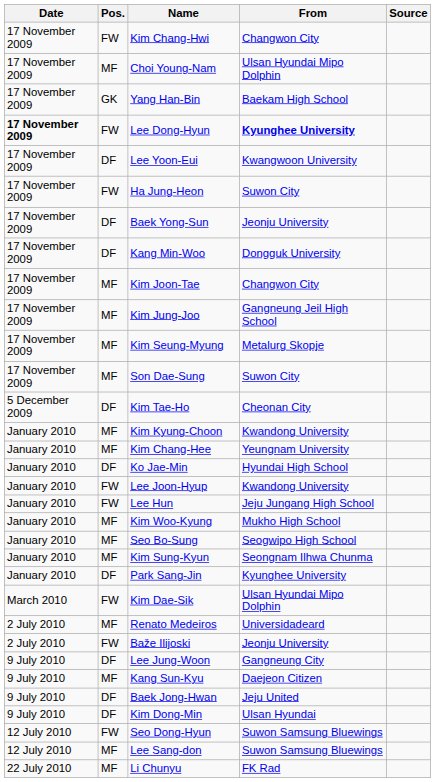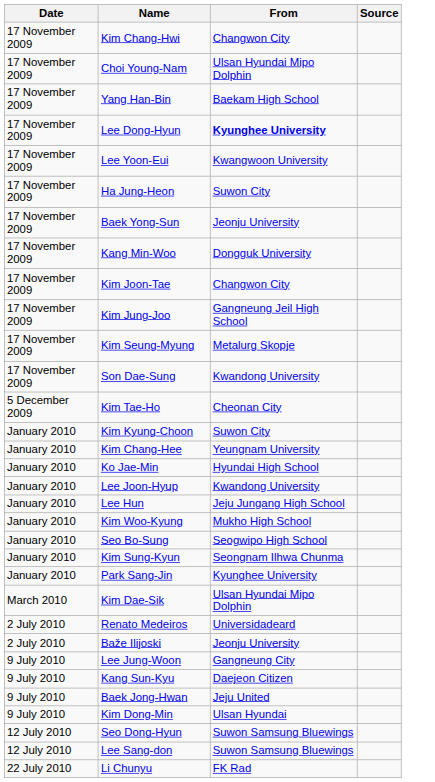- column: (113, 13)
(43, 130) bold -> (41, 130) normal
(271, 376) Suwon City -> (266, 376) Kwandong University
(295, 431) Kwandong University -> (241, 431) Suwon City
